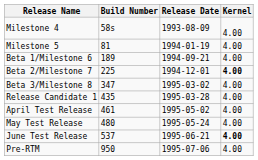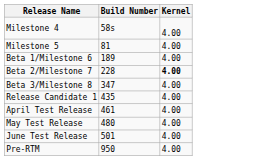- column: (190, 11)
(108, 72) 225 -> (108, 72) 228
(108, 136) 537 -> (108, 136) 501
(232, 136) bold -> (171, 136) normal
